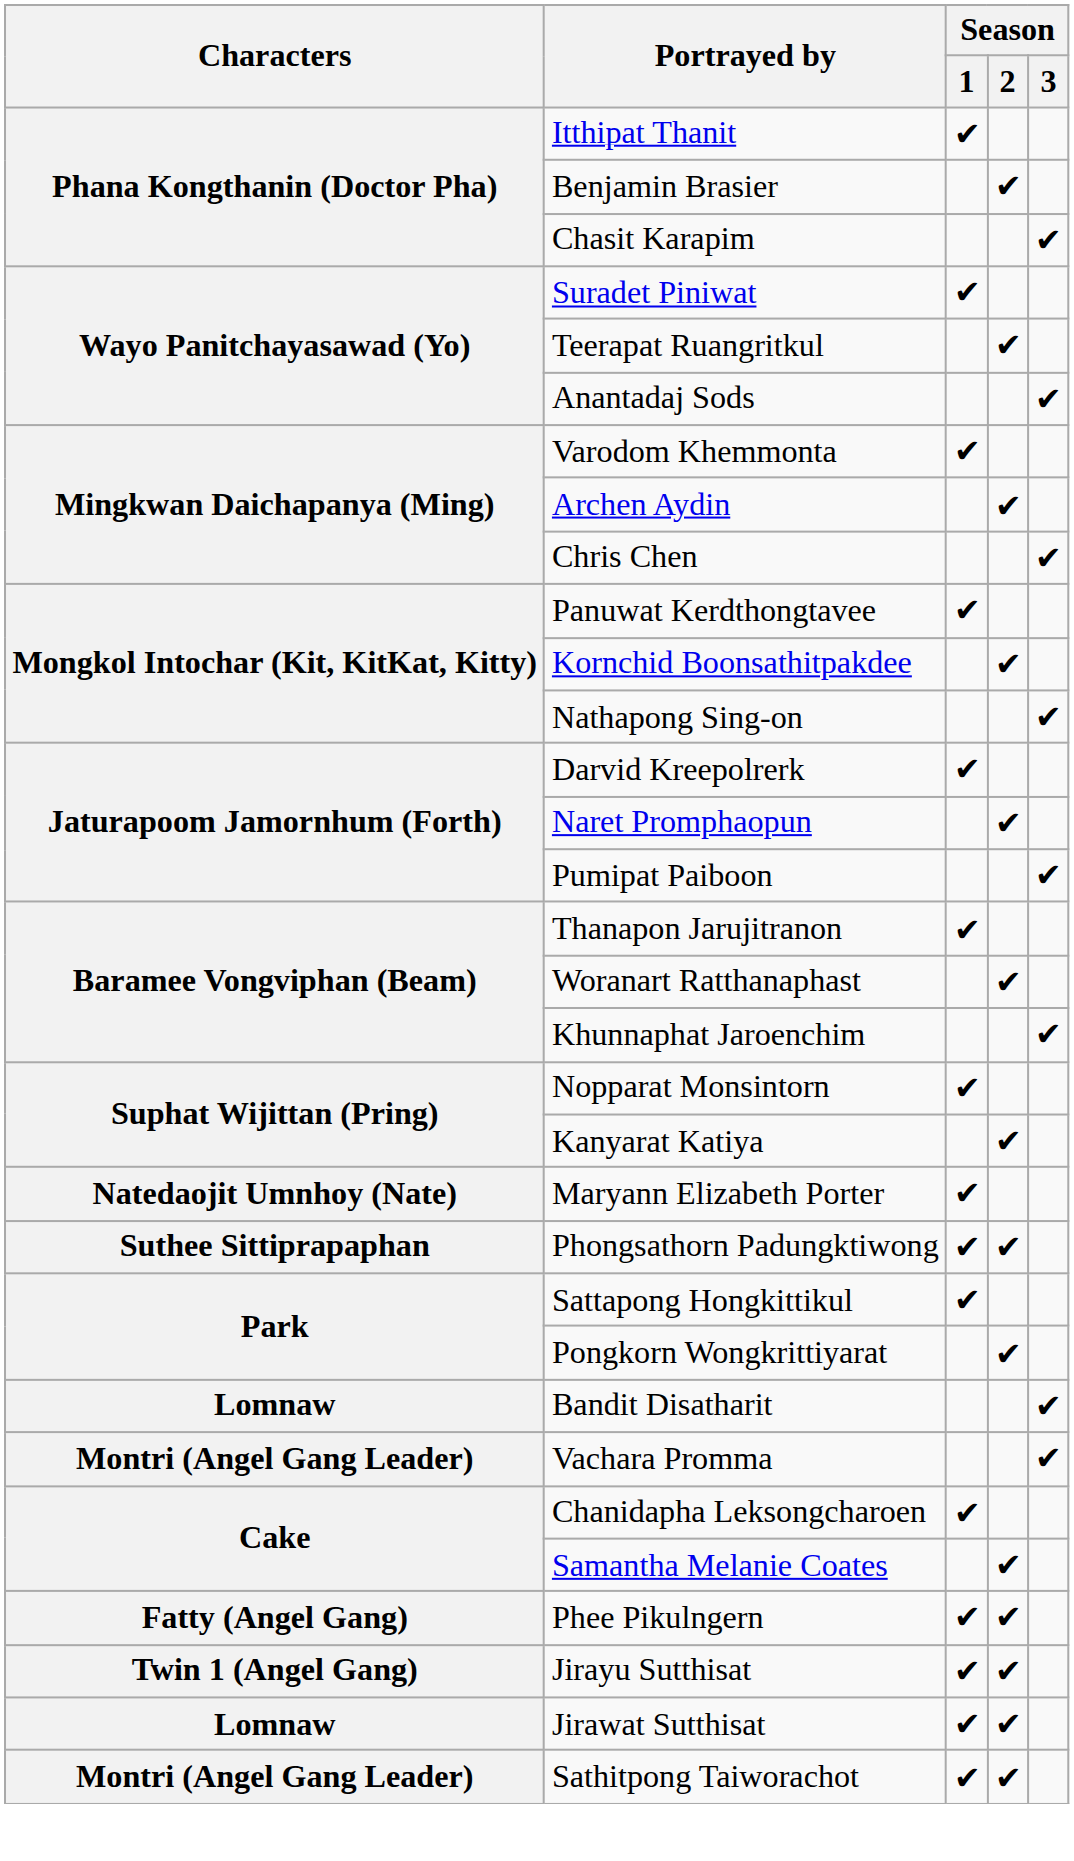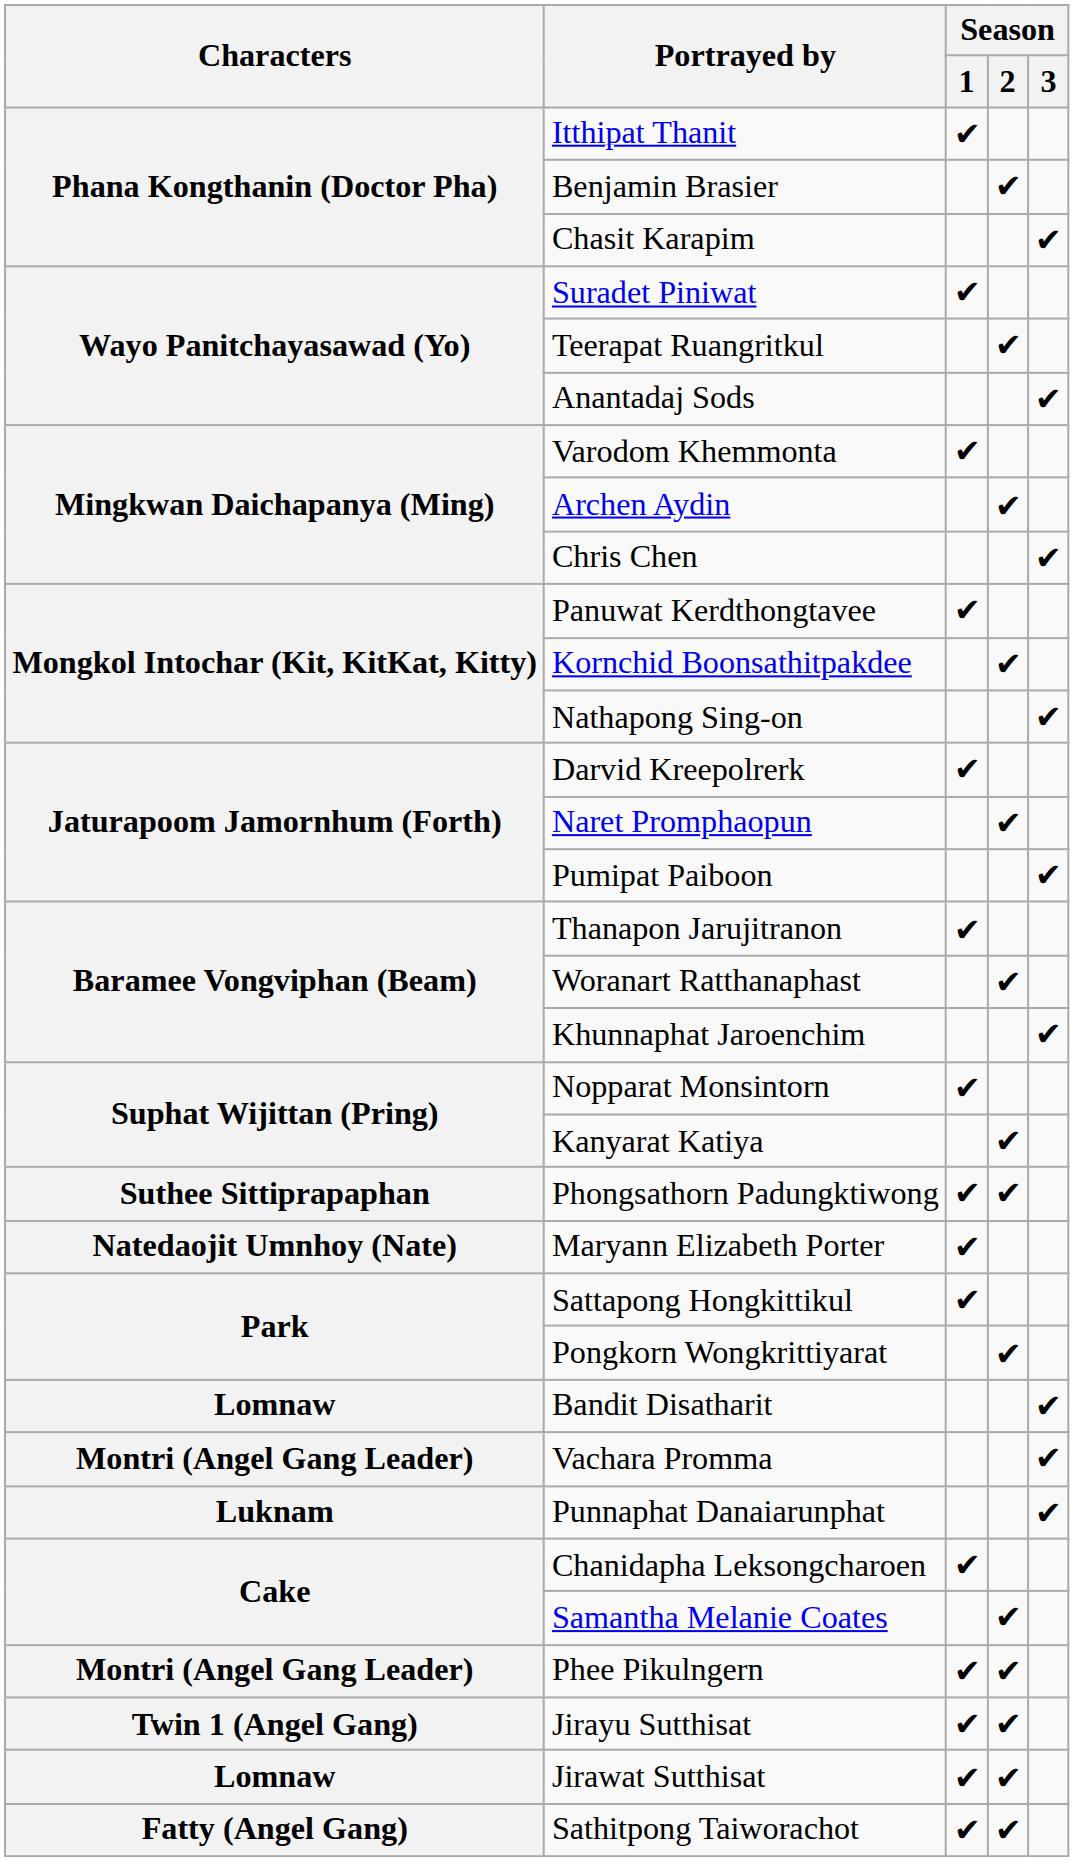rows swapped: (745, 1246) <-> (718, 1193)
+ row: (718, 1511)
(275, 1617) Fatty (Angel Gang) -> (275, 1670) Montri (Angel Gang Leader)
(275, 1776) Montri (Angel Gang Leader) -> (275, 1829) Fatty (Angel Gang)
